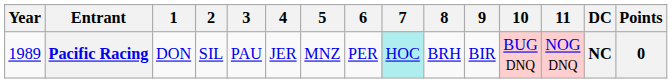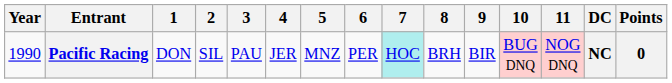(25, 54) 1989 -> (25, 54) 1990
